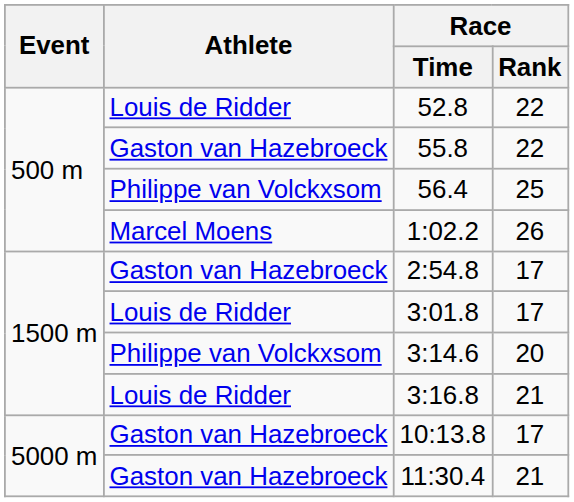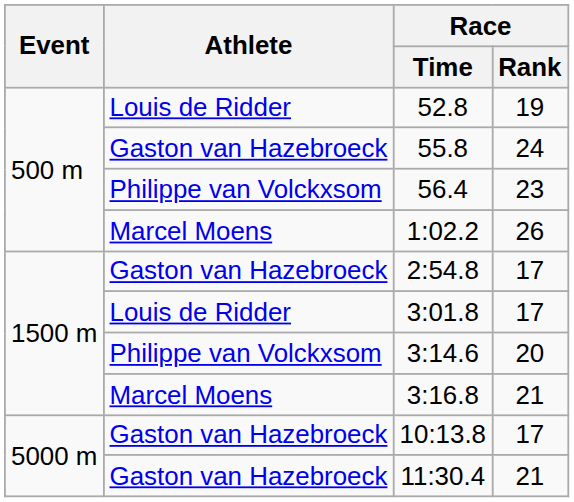(530, 108) 22 -> (530, 108) 19
(530, 149) 22 -> (530, 149) 24
(530, 190) 25 -> (530, 190) 23
(200, 394) Louis de Ridder -> (191, 394) Marcel Moens
